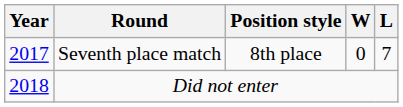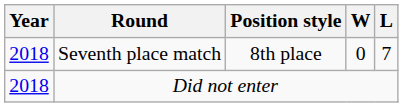(29, 53) 2017 -> (29, 53) 2018
